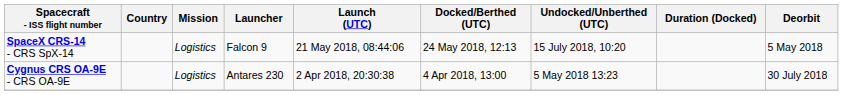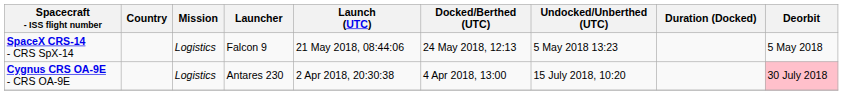(580, 47) 15 July 2018, 10:20 -> (576, 47) 5 May 2018 13:23
(576, 76) 5 May 2018 13:23 -> (580, 76) 15 July 2018, 10:20
(797, 76) no background -> (797, 76) pink background
